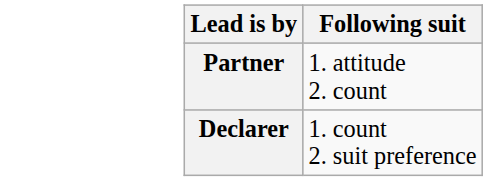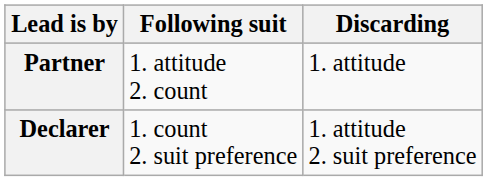+ column: (393, 24)
